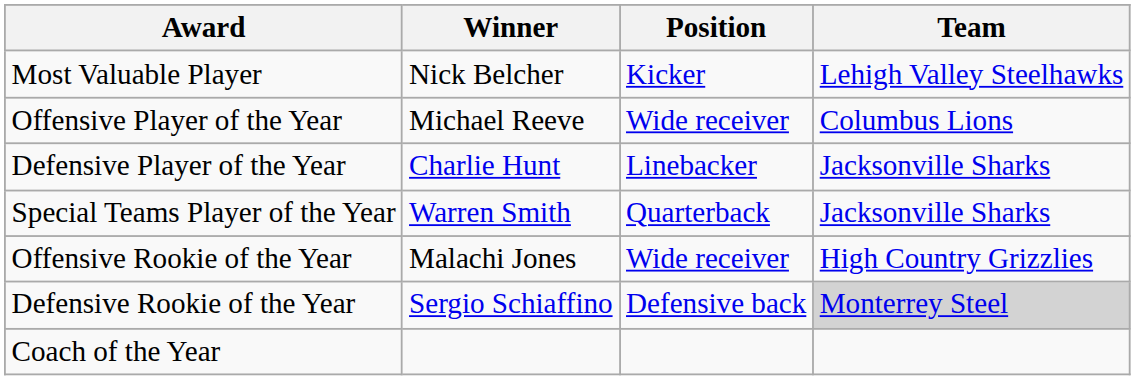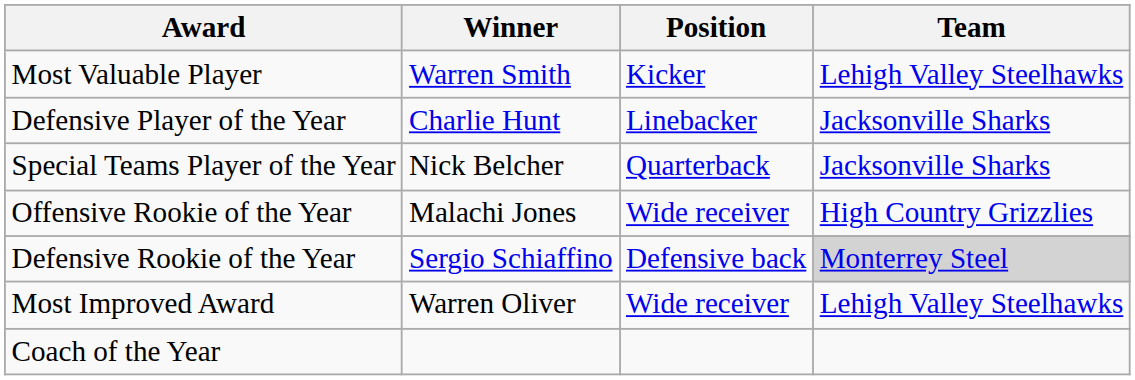(486, 73) Nick Belcher -> (490, 73) Warren Smith
- row: (177, 119)
(490, 212) Warren Smith -> (486, 166) Nick Belcher
+ row: (143, 304)
